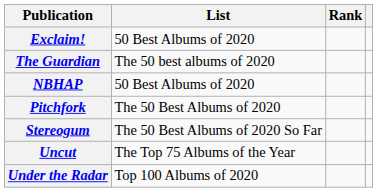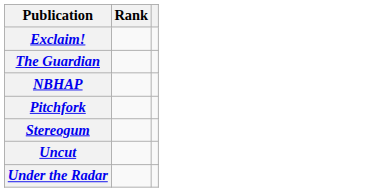- column: (218, 15)
